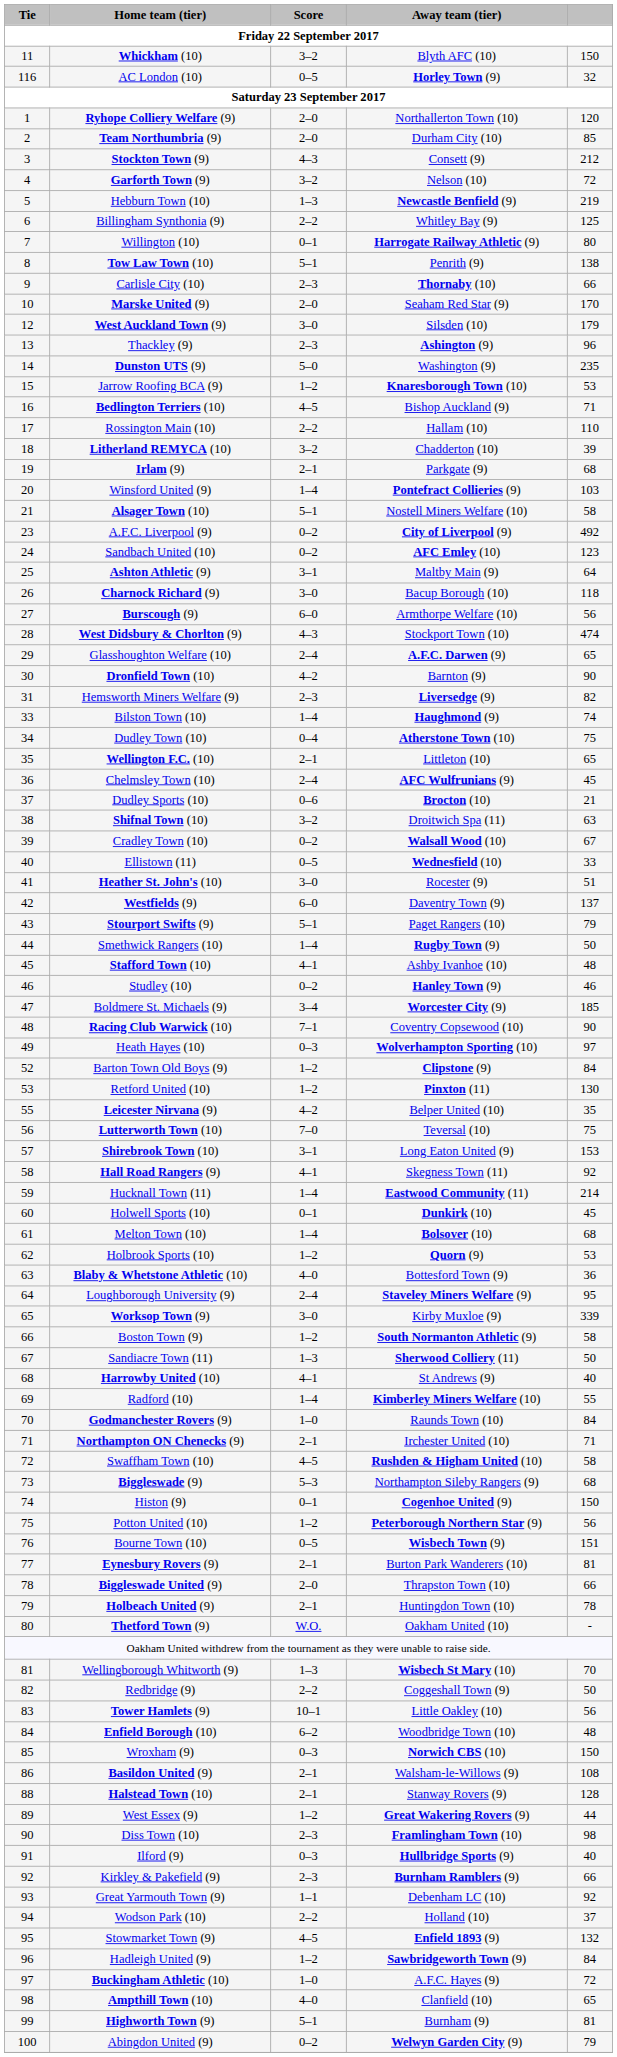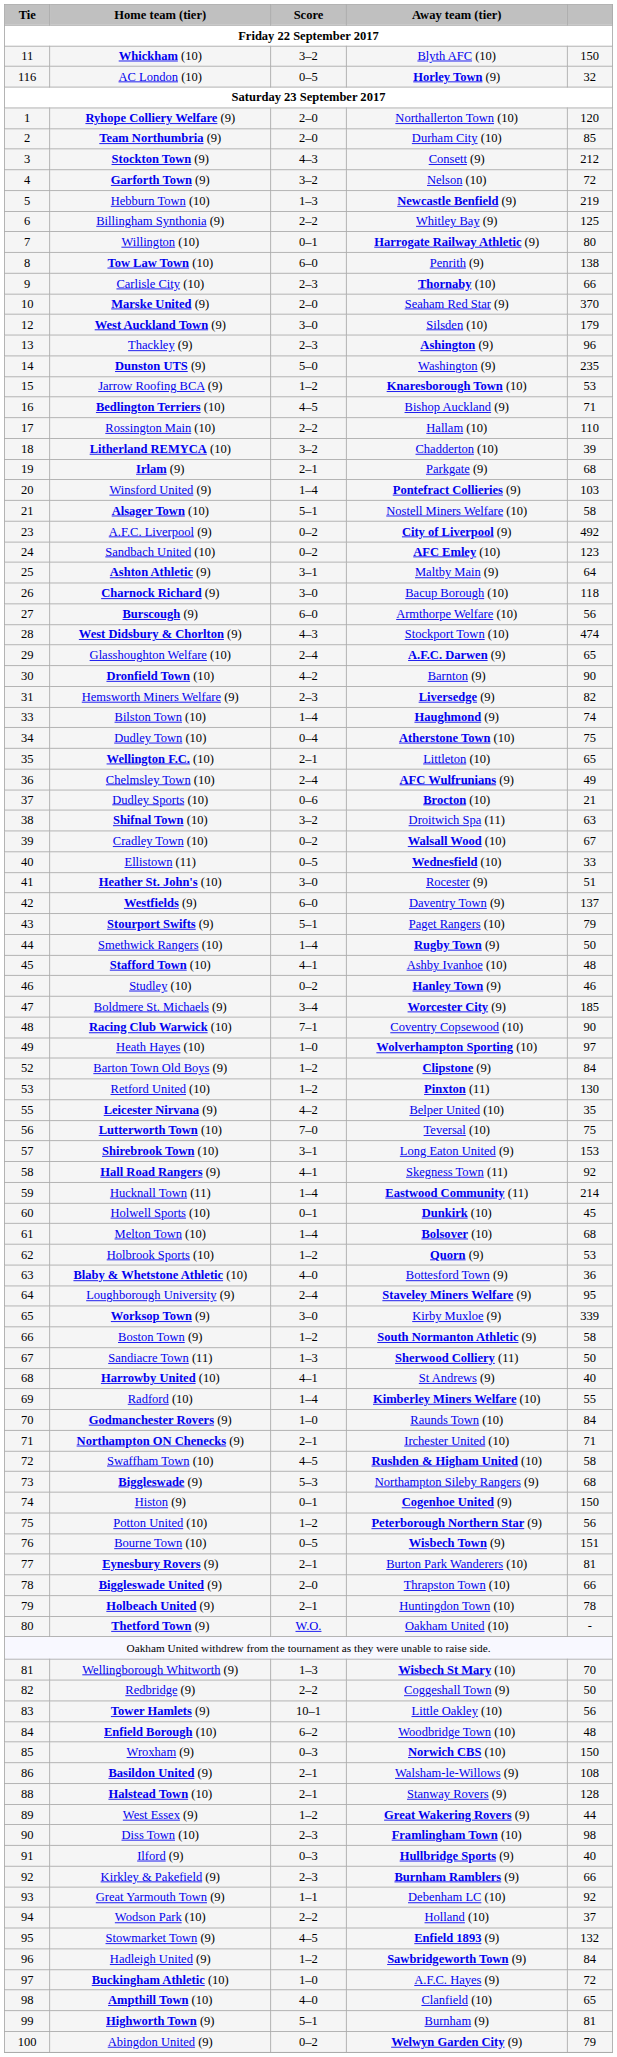(308, 263) 5–1 -> (308, 263) 6–0
(590, 304) 170 -> (590, 304) 370
(590, 779) 45 -> (590, 779) 49
(308, 1048) 0–3 -> (308, 1048) 1–0
